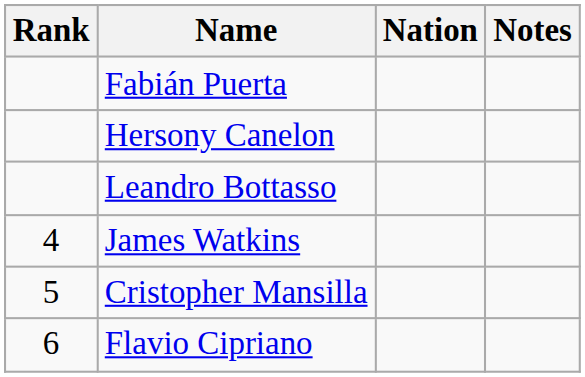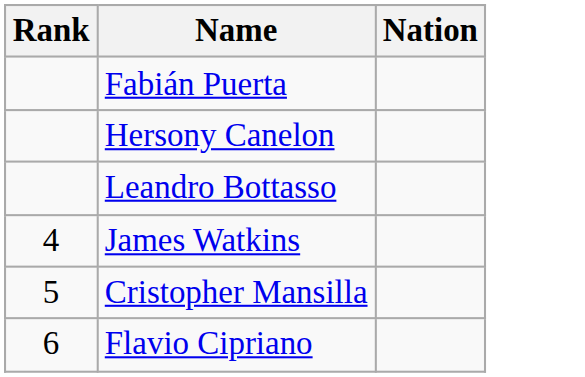- column: (533, 30)
